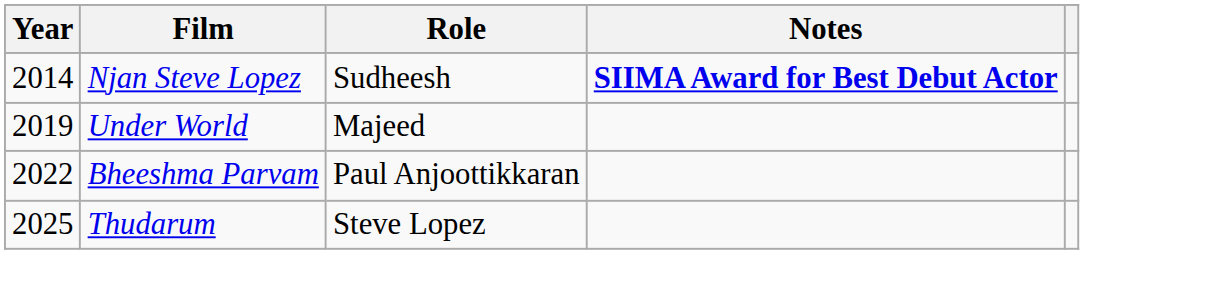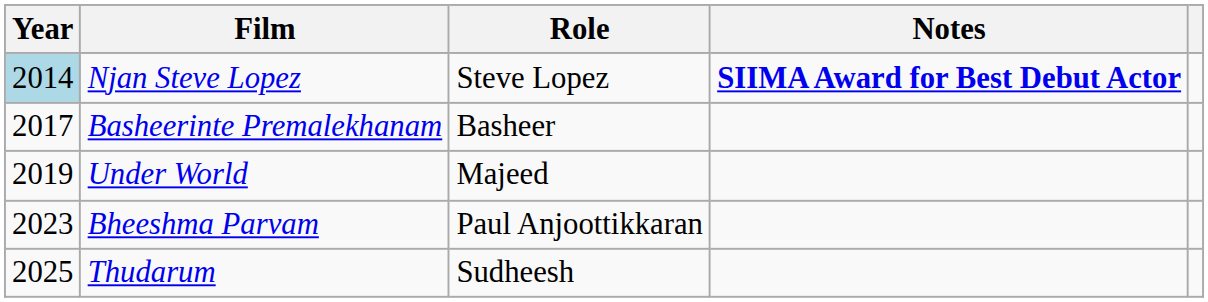(43, 77) no background -> (43, 77) lightblue background
(392, 77) Sudheesh -> (533, 77) Steve Lopez
+ row: (265, 126)
(43, 175) 2022 -> (43, 223) 2023
(409, 223) Steve Lopez -> (515, 272) Sudheesh
